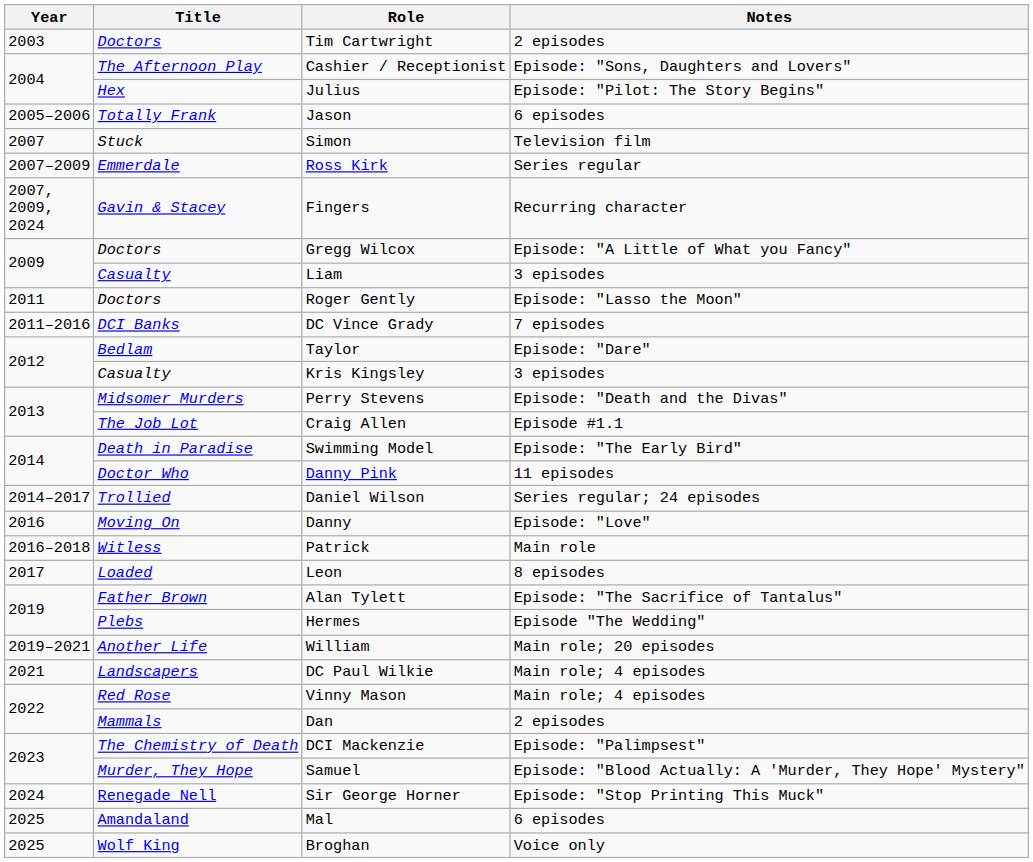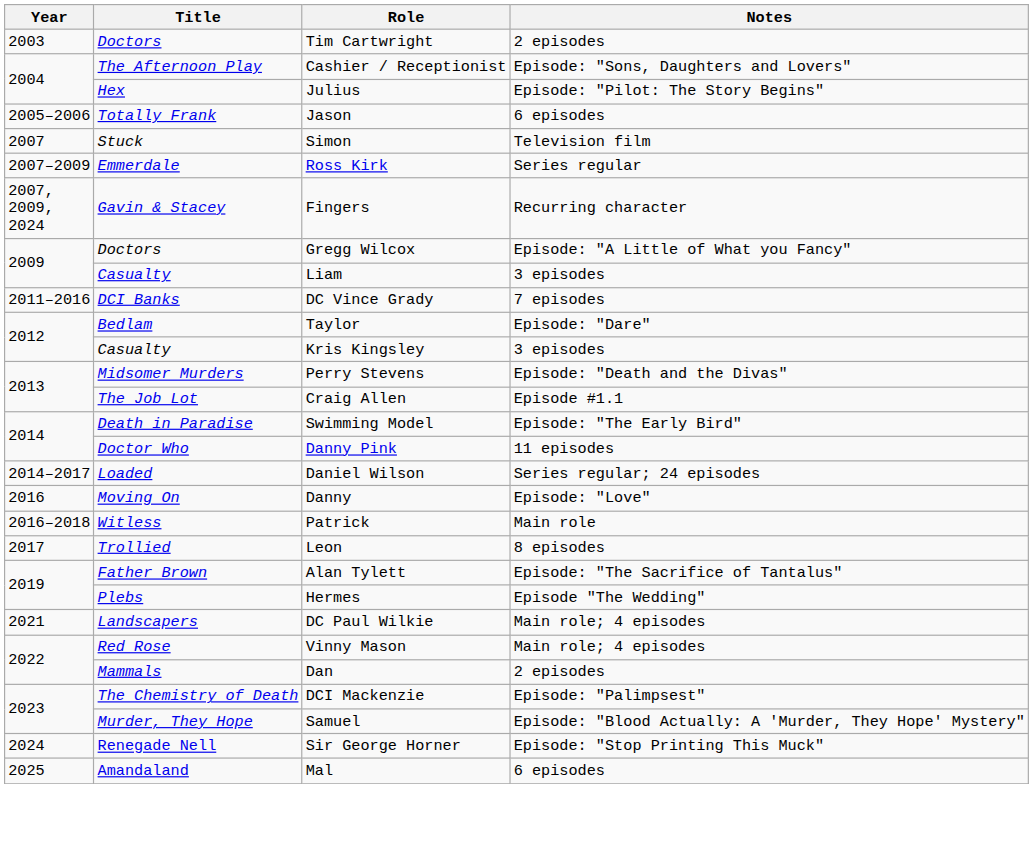- row: (360, 300)
(134, 498) Trollied -> (125, 473) Loaded
(125, 573) Loaded -> (134, 548) Trollied
- row: (338, 647)
- row: (338, 845)
